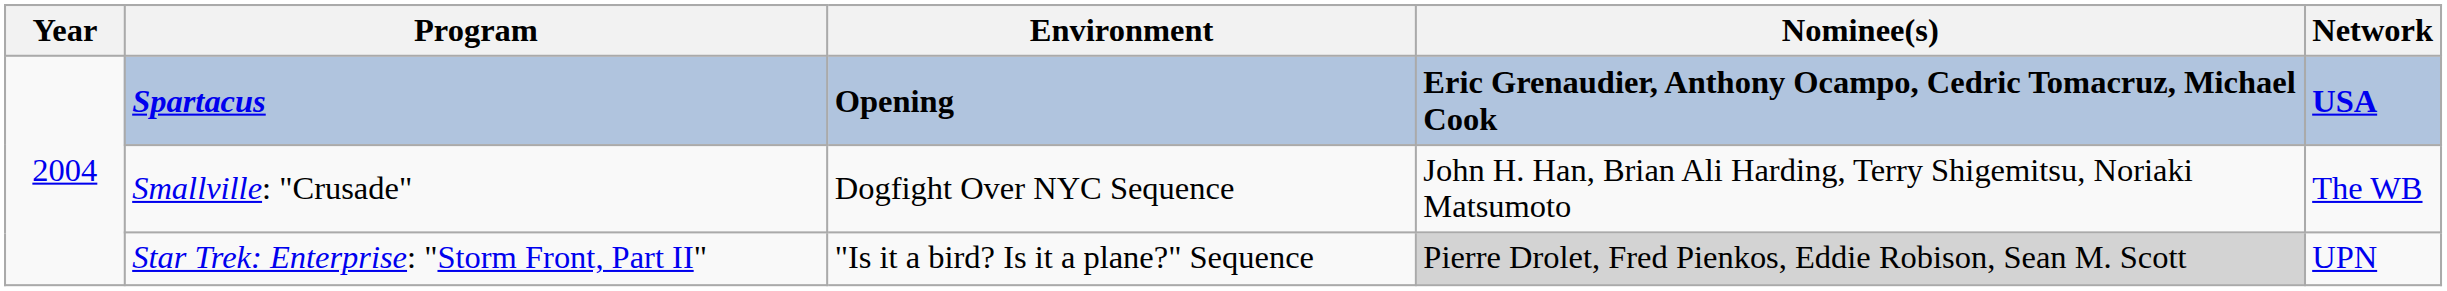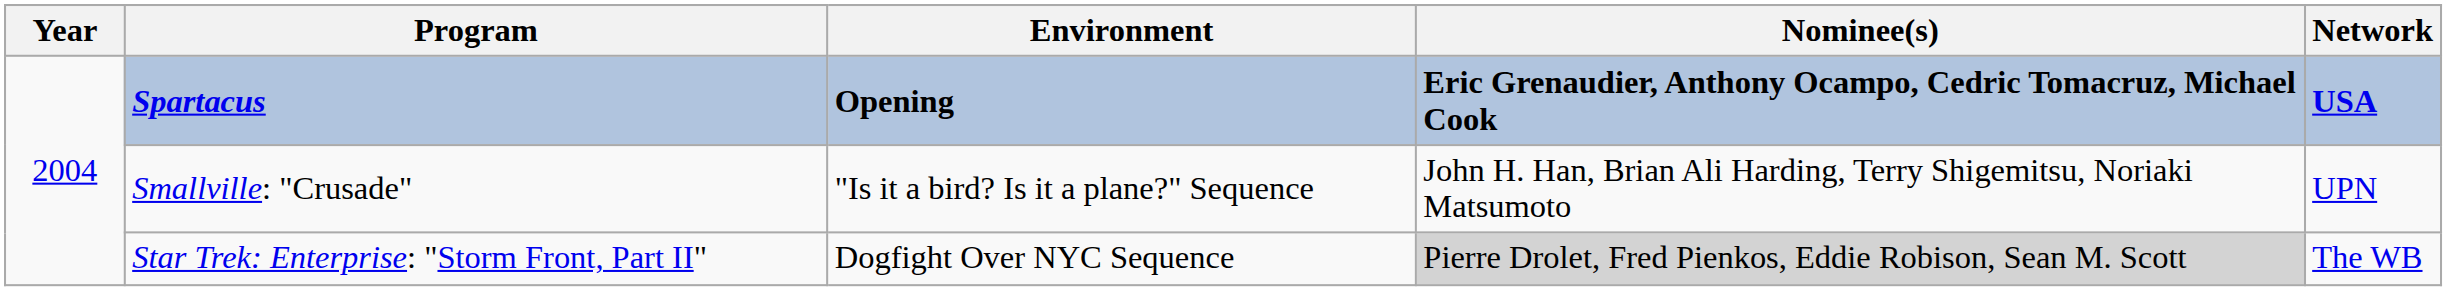(1035, 188) Dogfight Over NYC Sequence -> (1074, 188) "Is it a bird? Is it a plane?" Sequence
(2367, 188) The WB -> (2345, 188) UPN
(1074, 257) "Is it a bird? Is it a plane?" Sequence -> (1035, 257) Dogfight Over NYC Sequence
(2345, 257) UPN -> (2367, 257) The WB
